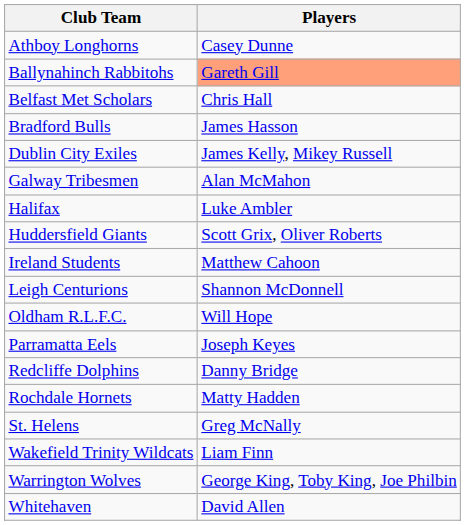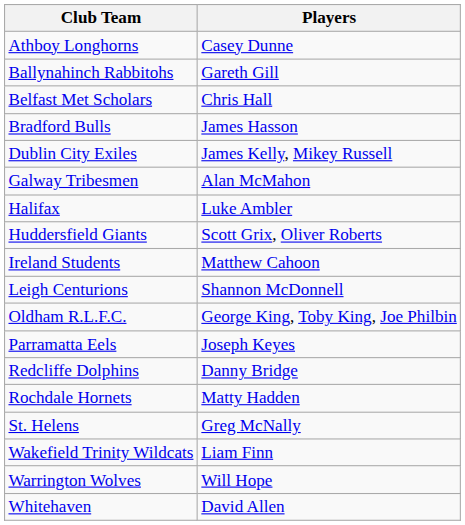(240, 72) lightsalmon background -> (240, 72) no background
(237, 316) Will Hope -> (329, 316) George King, Toby King, Joe Philbin
(329, 479) George King, Toby King, Joe Philbin -> (237, 479) Will Hope
